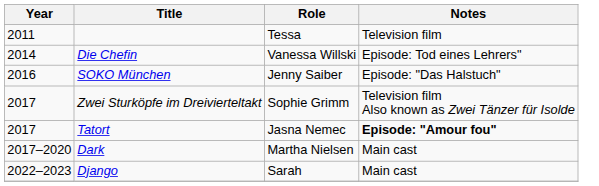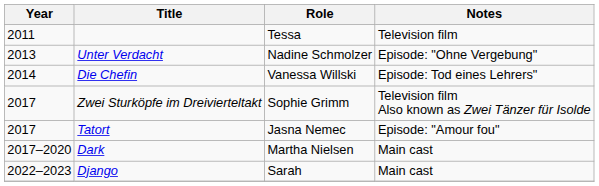+ row: (120, 55)
- row: (124, 75)
(429, 130) bold -> (439, 130) normal
